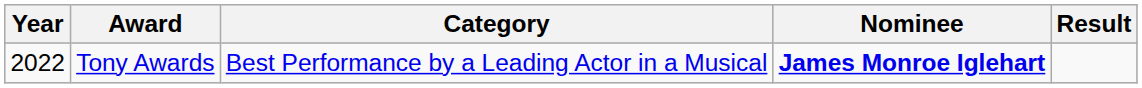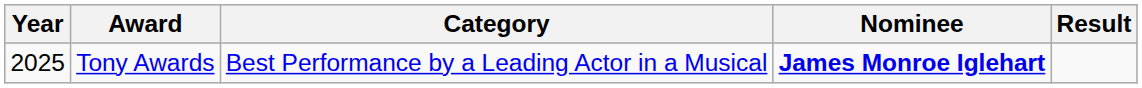(38, 62) 2022 -> (38, 62) 2025
